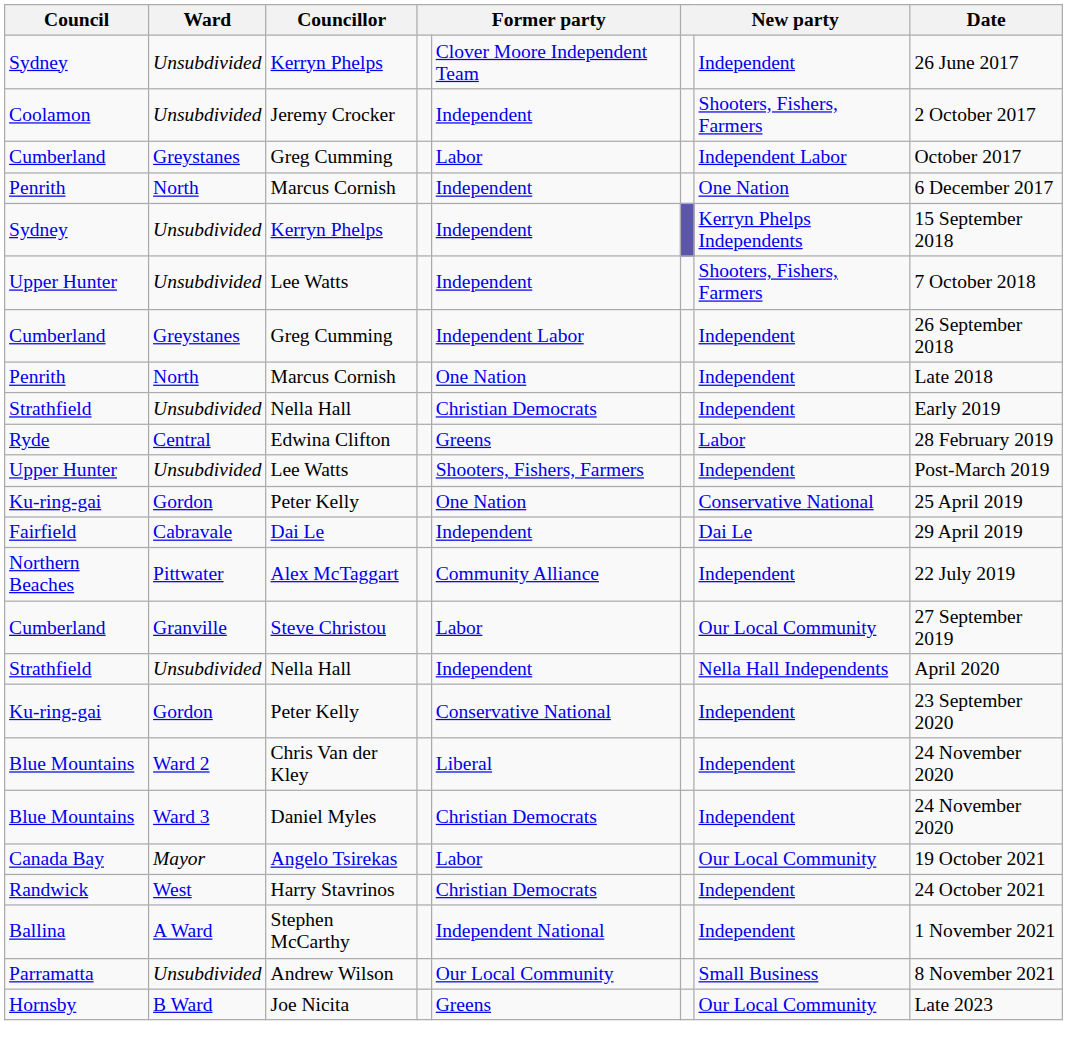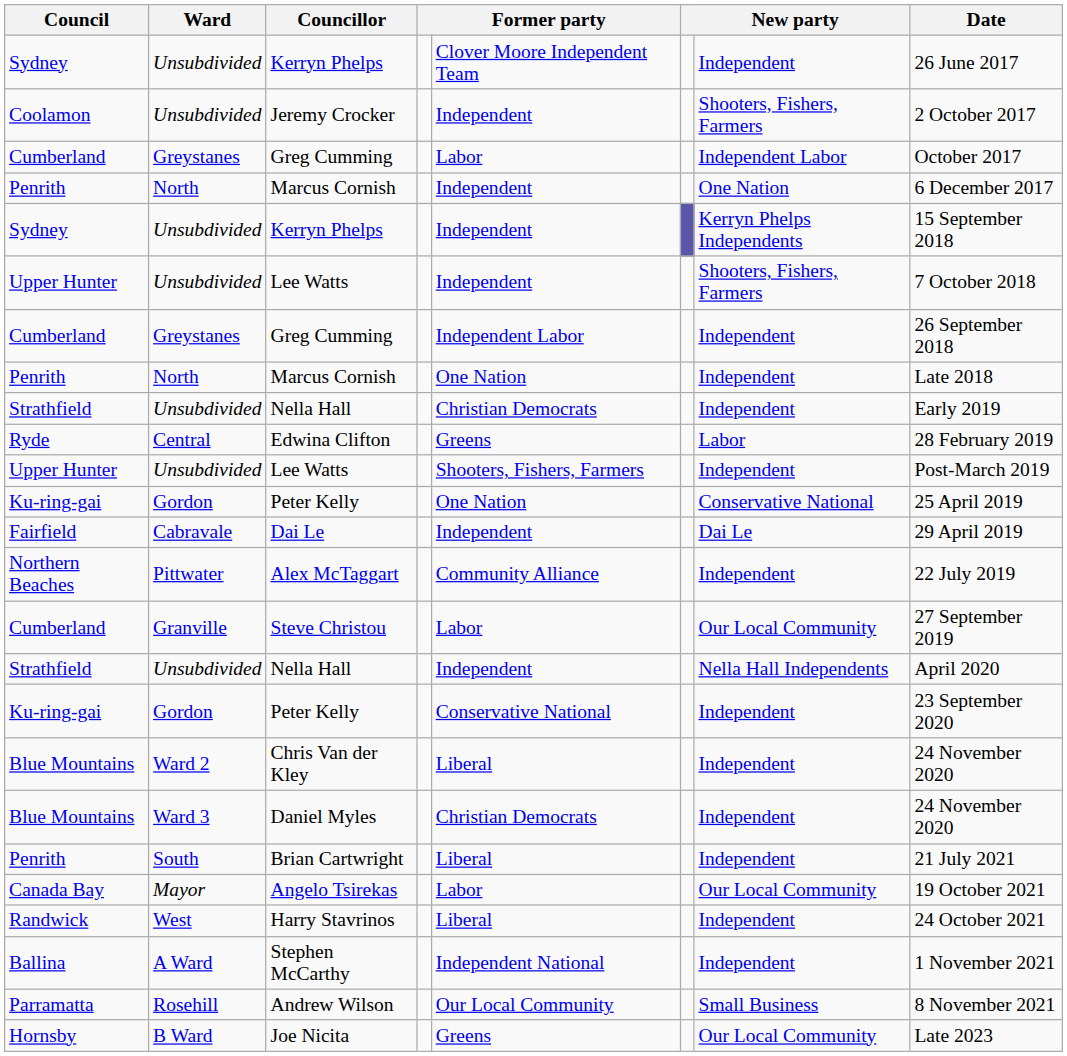+ row: (37, 858)
(516, 889) Christian Democrats -> (464, 920) Liberal
(207, 973) Unsubdivided -> (186, 1004) Rosehill
